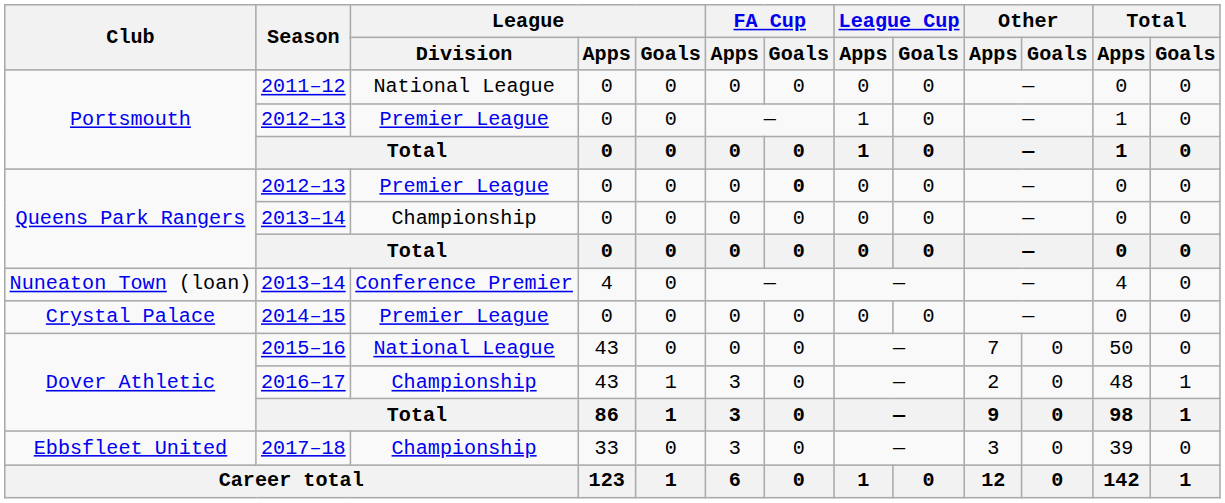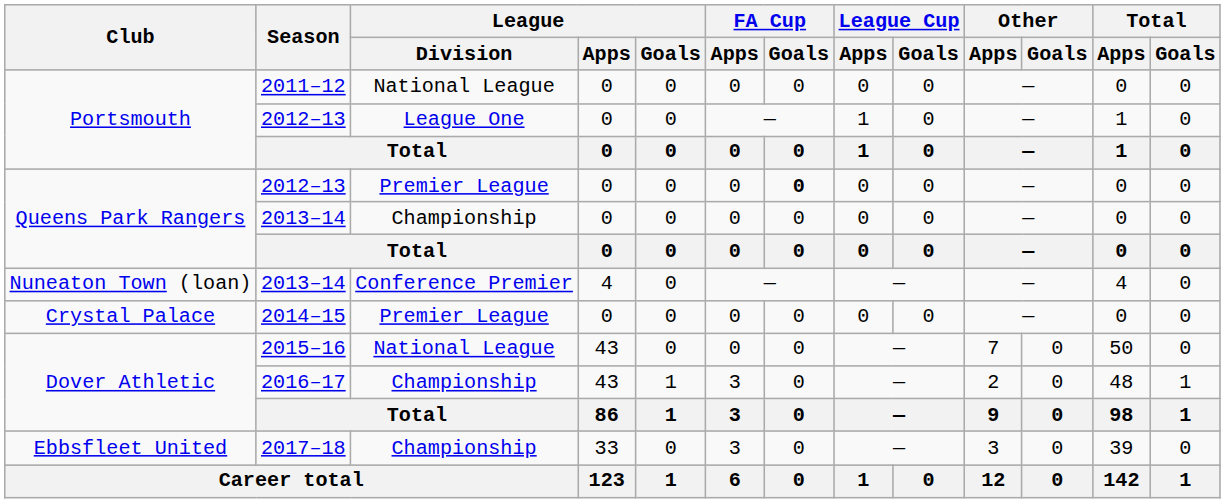(464, 120) Premier League -> (464, 120) League One
